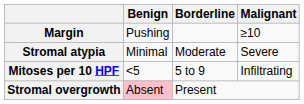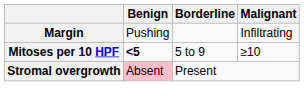(250, 33) ≥10 -> (266, 33) Infiltrating
- row: (64, 52)
(133, 71) normal -> (133, 52) bold
(266, 71) Infiltrating -> (250, 52) ≥10
